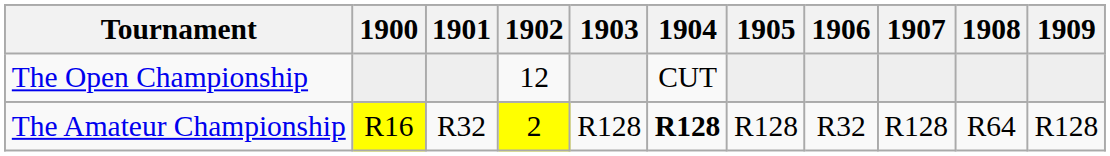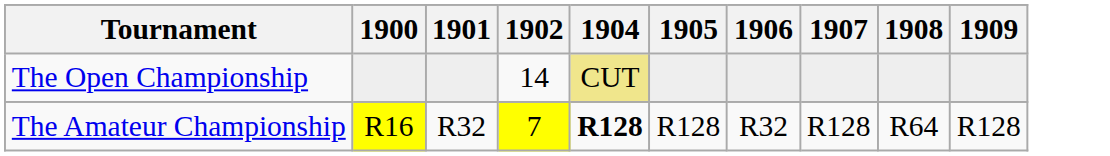- column: (609, 28)
(534, 77) 12 -> (534, 77) 14
(688, 77) no background -> (610, 77) khaki background
(534, 126) 2 -> (534, 126) 7
